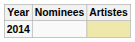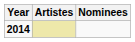columns swapped: (109, 12) <-> (60, 12)
